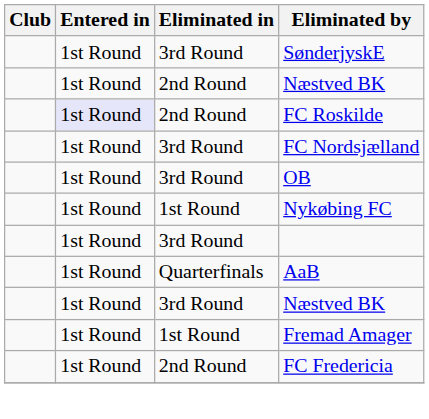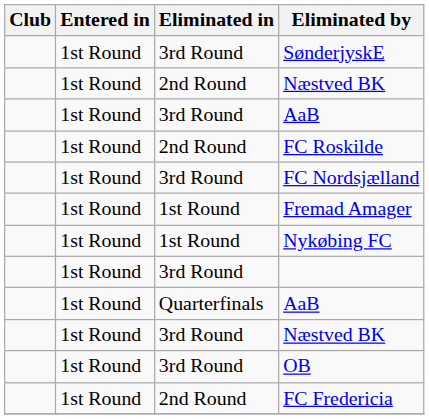+ row: (201, 114)
(101, 114) lavender background -> (101, 146) no background
rows swapped: (199, 334) <-> (201, 177)
